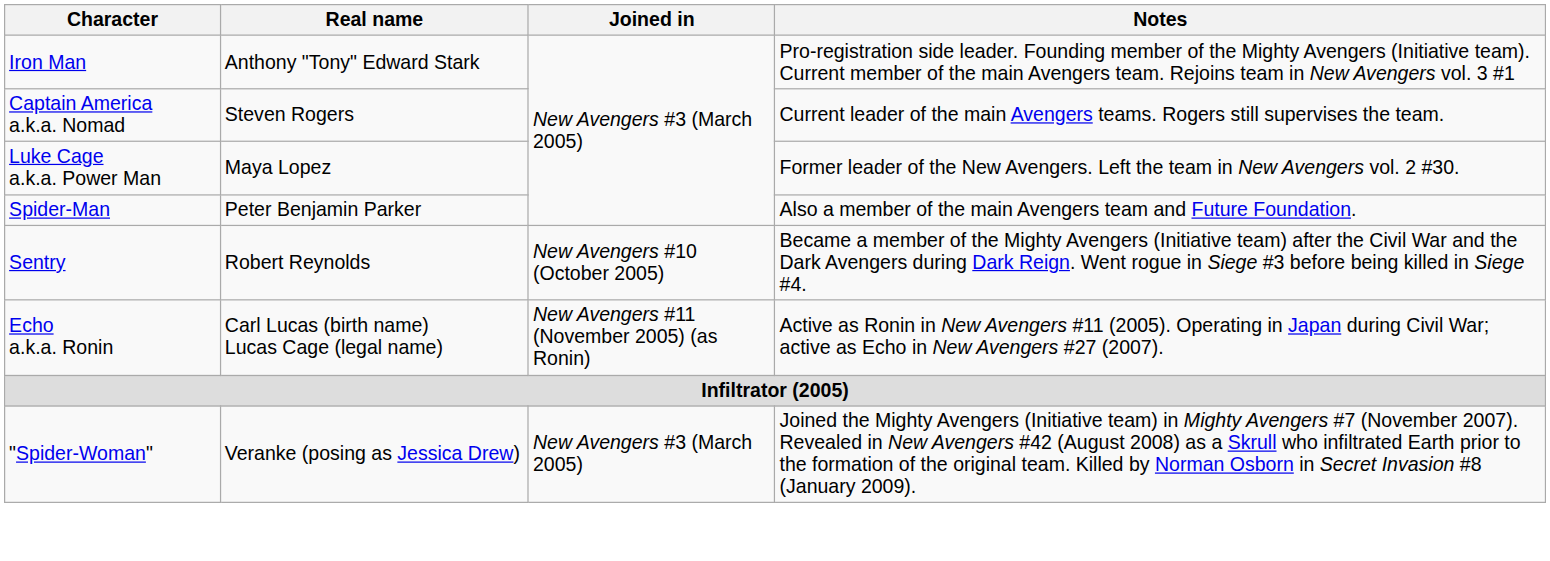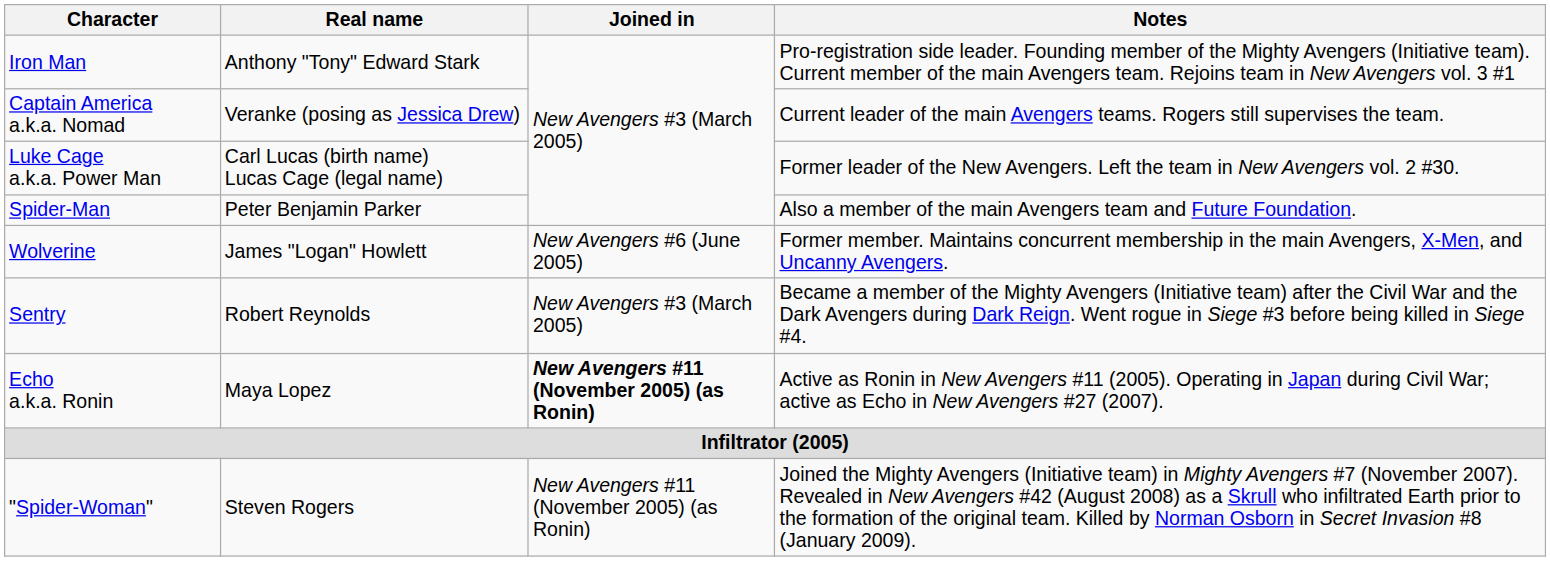(289, 114) Steven Rogers -> (372, 114) Veranke (posing as Jessica Drew)
(278, 167) Maya Lopez -> (334, 167) Carl Lucas (birth name) Lucas Cage (legal name)
+ row: (52, 251)
(615, 262) New Avengers #10 (October 2005) -> (643, 315) New Avengers #3 (March 2005)
(334, 337) Carl Lucas (birth name) Lucas Cage (legal name) -> (278, 390) Maya Lopez
(625, 337) normal -> (628, 390) bold
(372, 454) Veranke (posing as Jessica Drew) -> (289, 507) Steven Rogers
(643, 454) New Avengers #3 (March 2005) -> (625, 507) New Avengers #11 (November 2005) (as Ronin)
